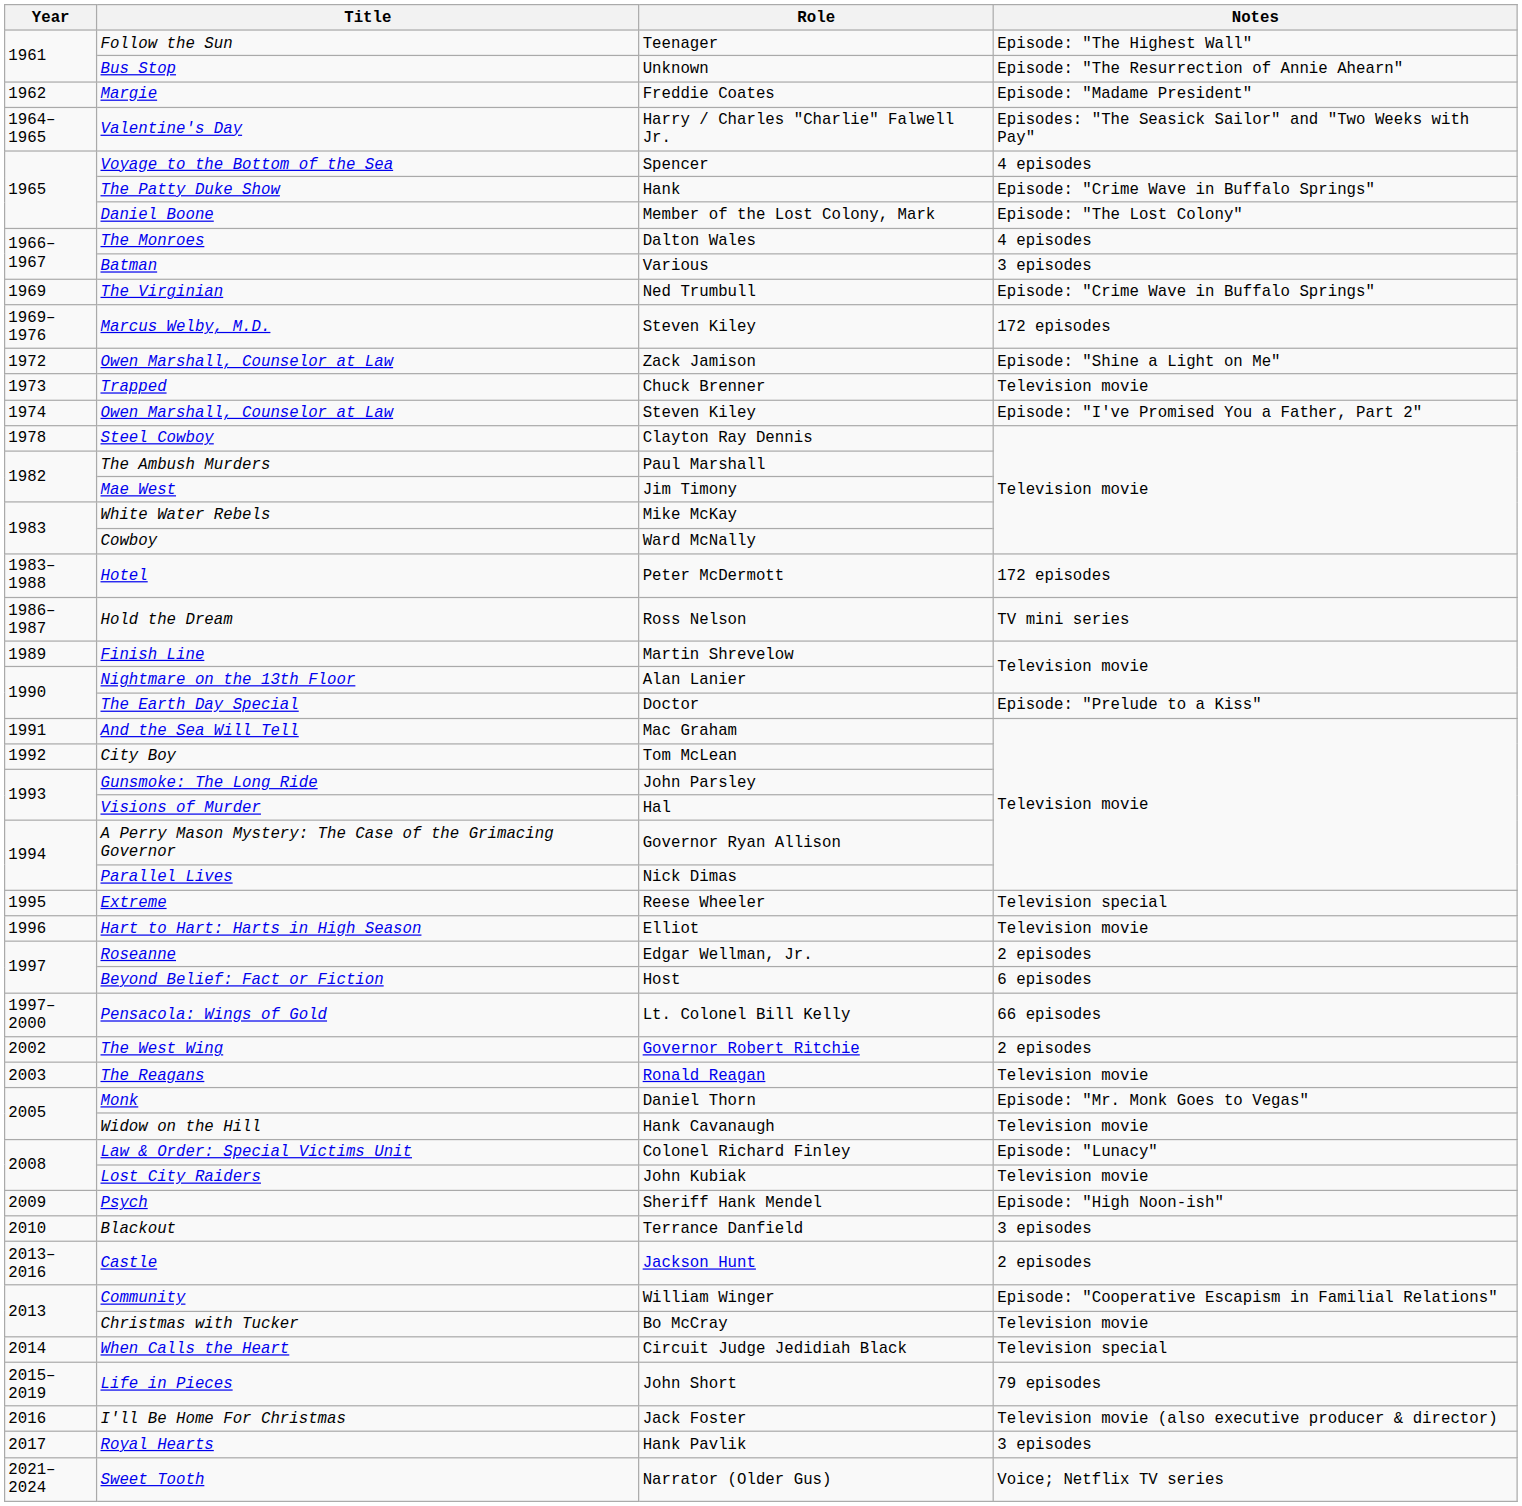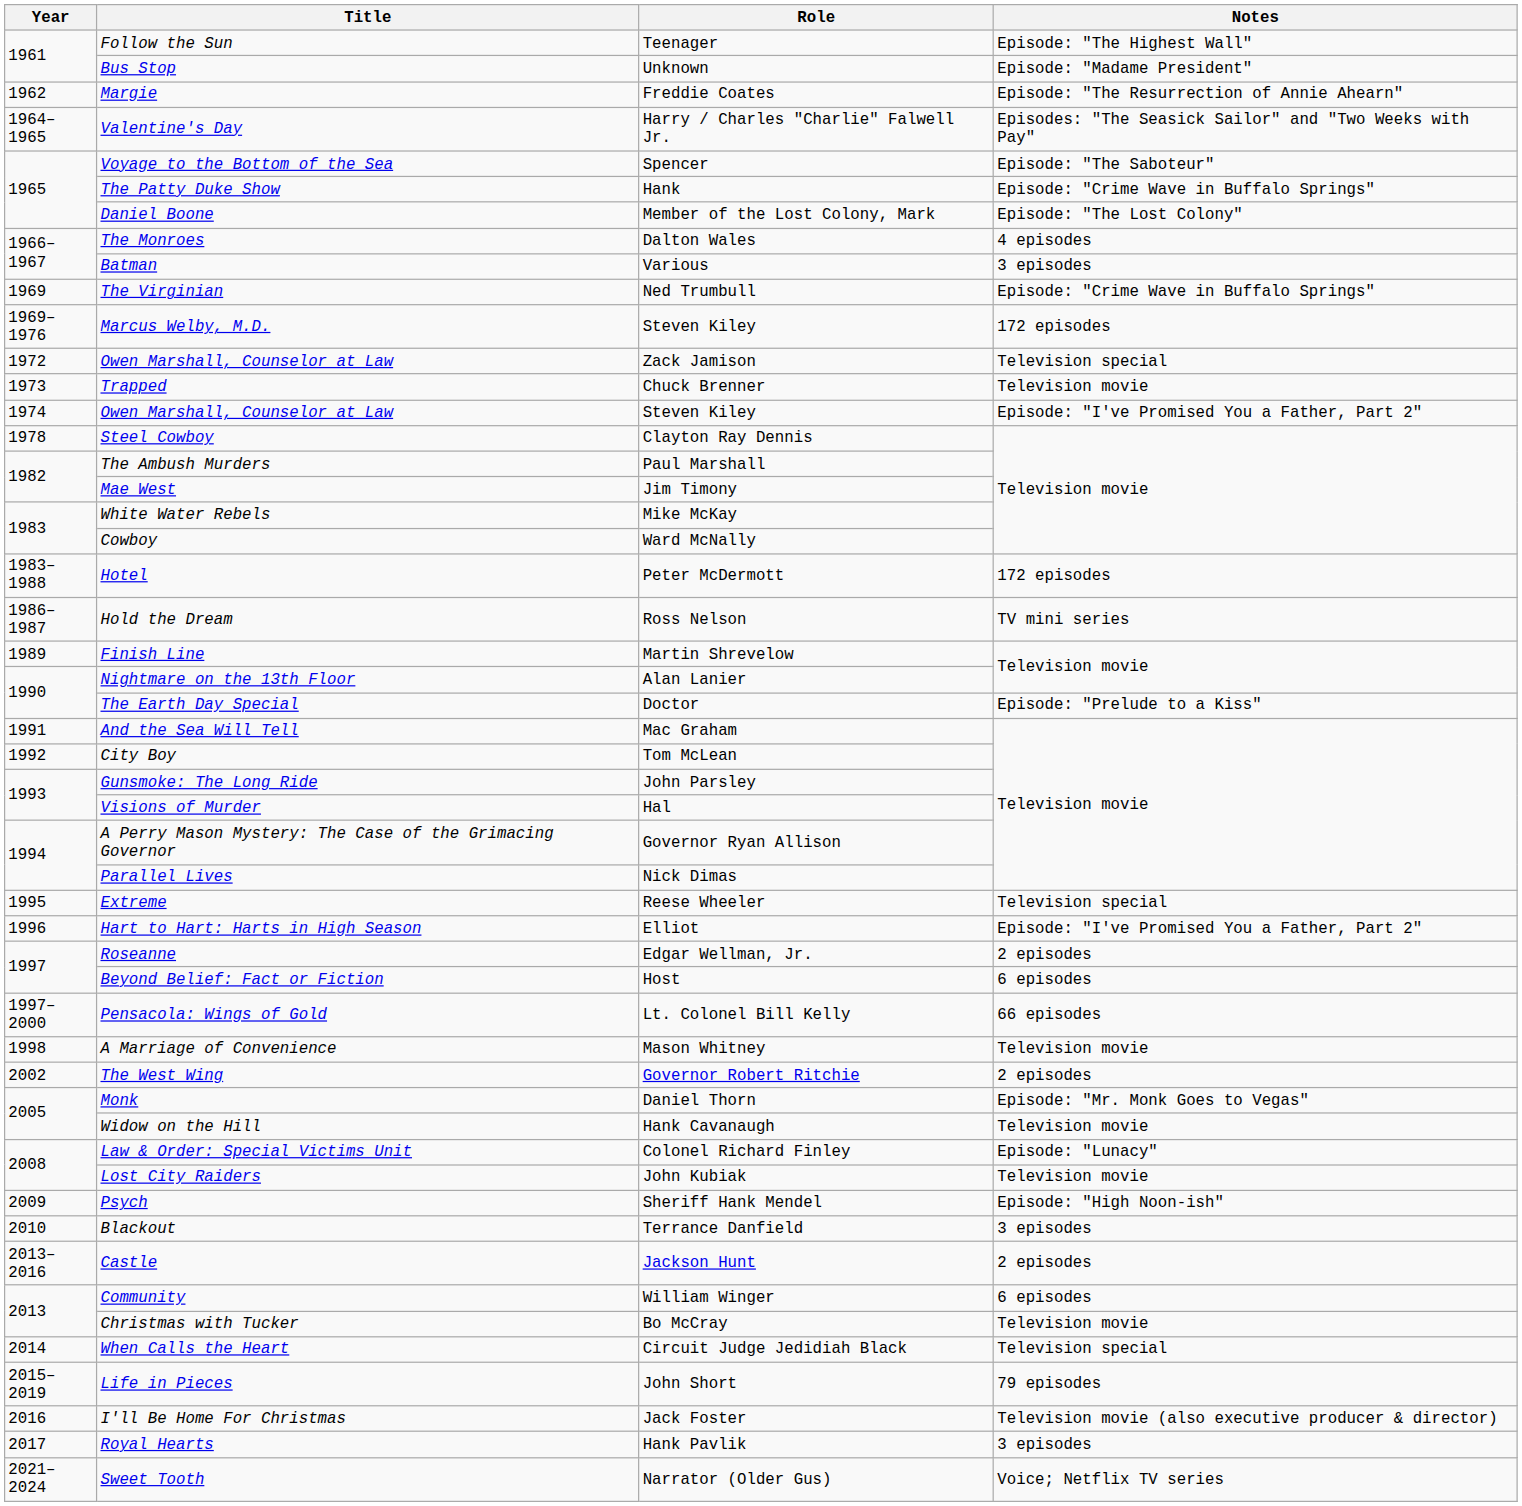(1200, 69) Episode: "The Resurrection of Annie Ahearn" -> (1125, 69) Episode: "Madame President"
(1125, 94) Episode: "Madame President" -> (1200, 94) Episode: "The Resurrection of Annie Ahearn"
(1045, 164) 4 episodes -> (1106, 164) Episode: "The Saboteur"
(1139, 361) Episode: "Shine a Light on Me" -> (1082, 361) Television special
(1073, 929) Television movie -> (1210, 929) Episode: "I've Promised You a Father, Part 2"
+ row: (219, 1049)
- row: (152, 1075)
(1247, 1298) Episode: "Cooperative Escapism in Familial Relations" -> (1045, 1298) 6 episodes
